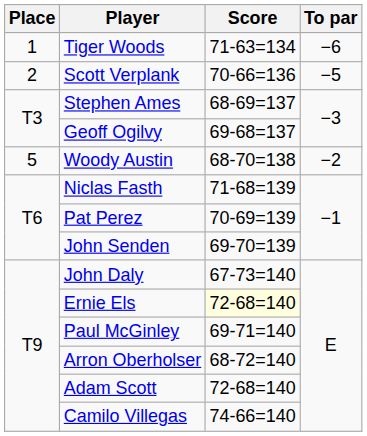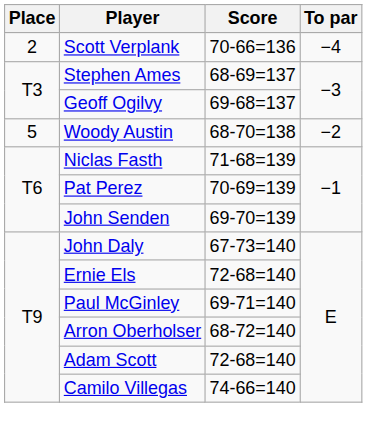- row: (114, 47)
(331, 75) −5 -> (331, 47) −4
(253, 302) lightyellow background -> (253, 274) no background
